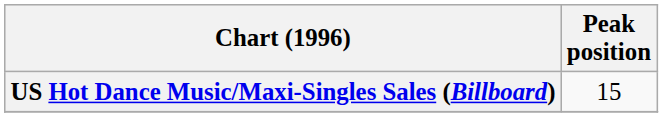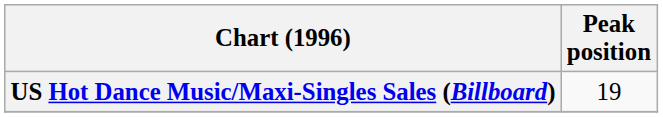(609, 91) 15 -> (609, 91) 19
